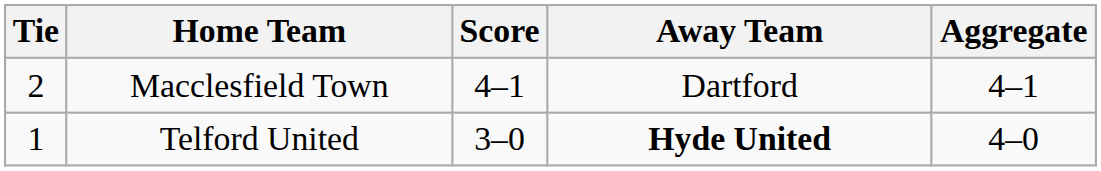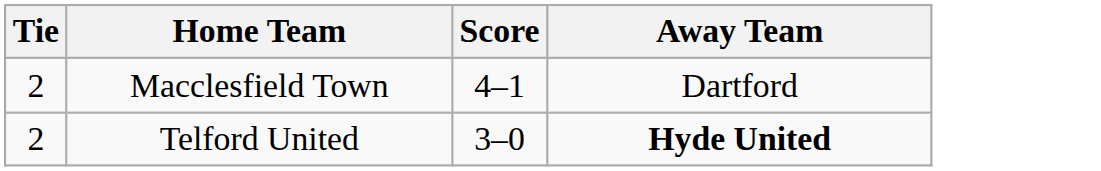- column: (1014, 31)
(36, 138) 1 -> (36, 138) 2
